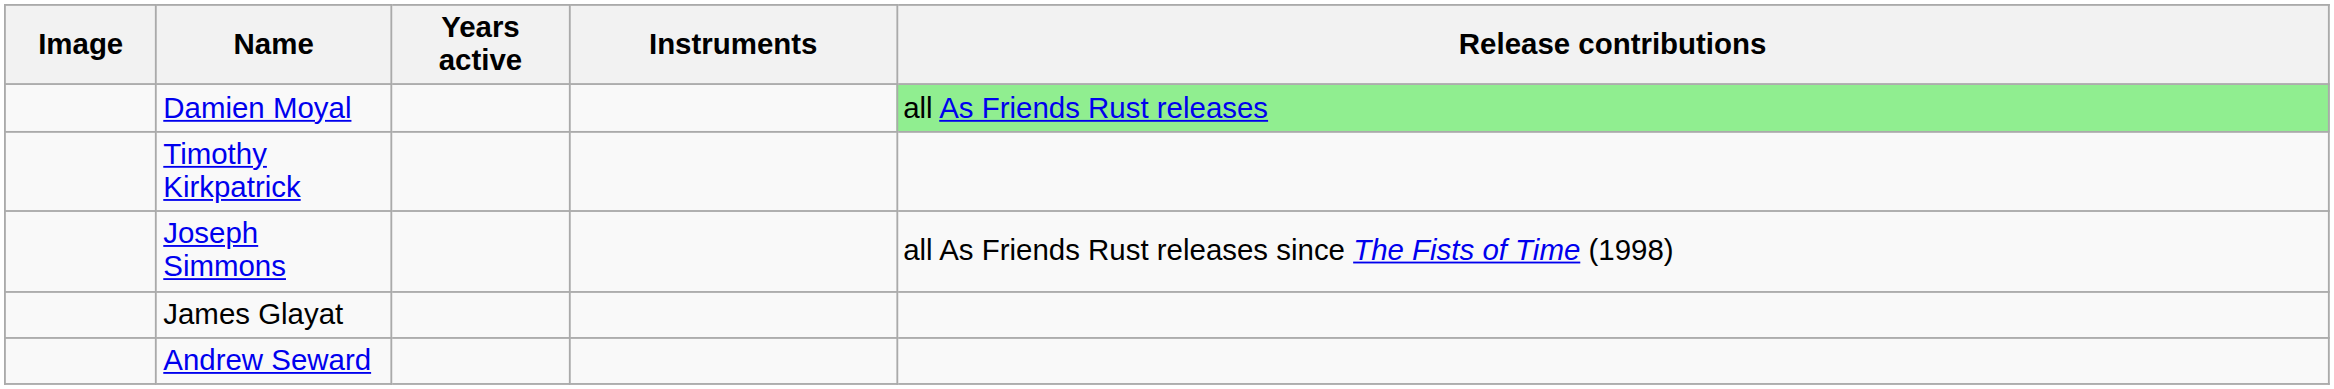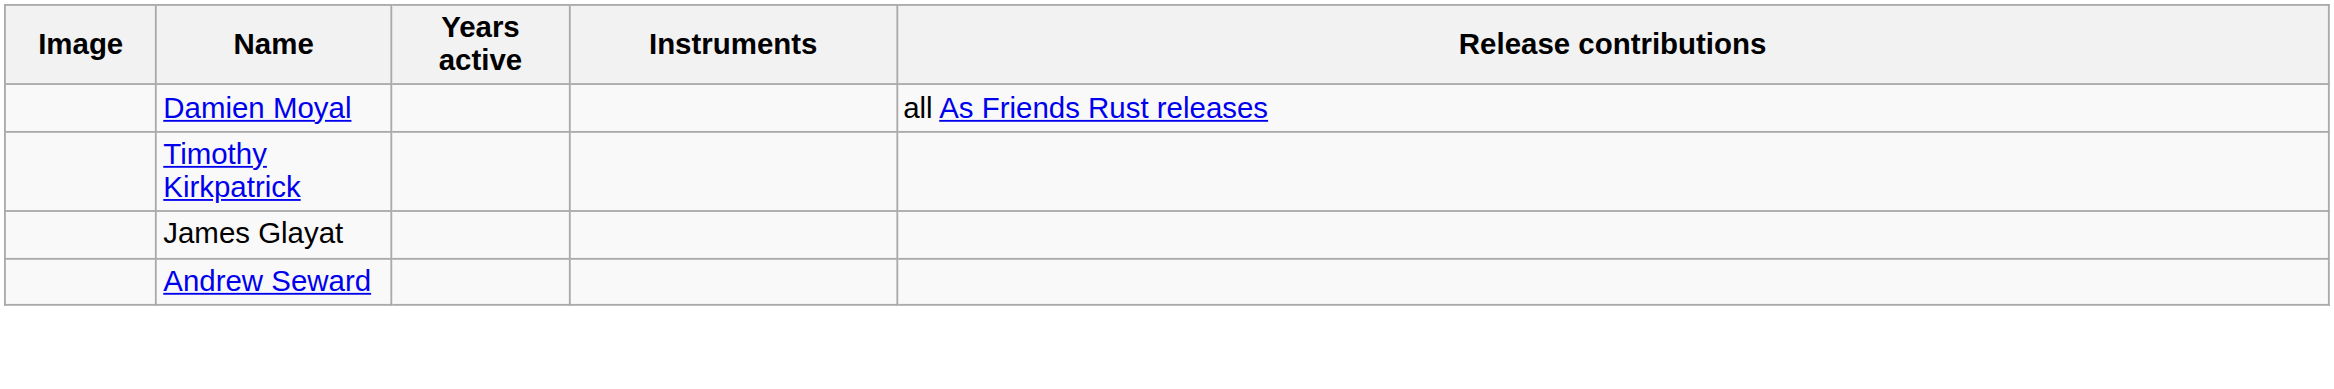(1086, 107) lightgreen background -> (1086, 107) no background
- row: (225, 250)
